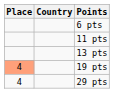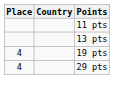- row: (89, 25)
(19, 67) lightsalmon background -> (19, 53) no background
